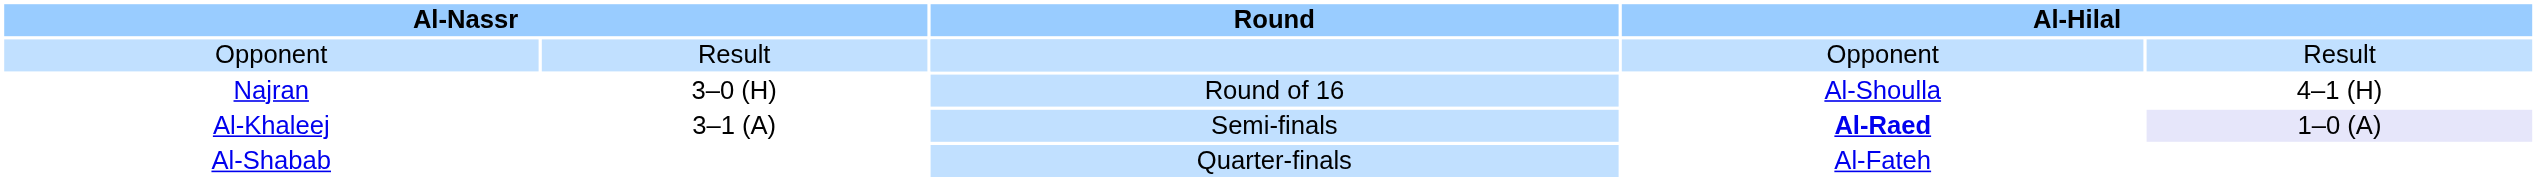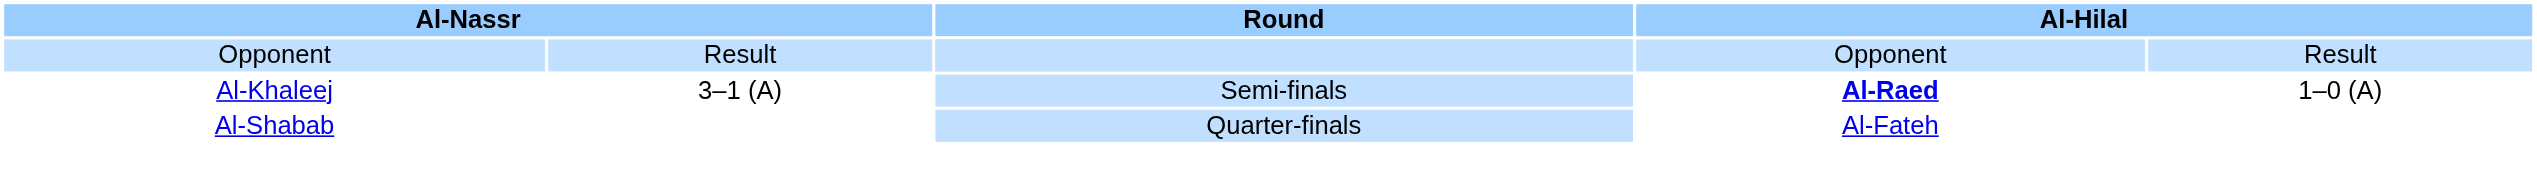- row: (271, 90)
(2339, 125) lavender background -> (2340, 90) no background
